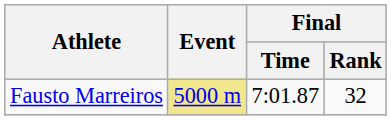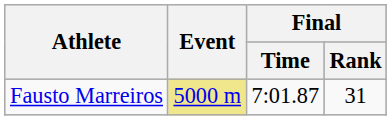(356, 96) 32 -> (356, 96) 31
